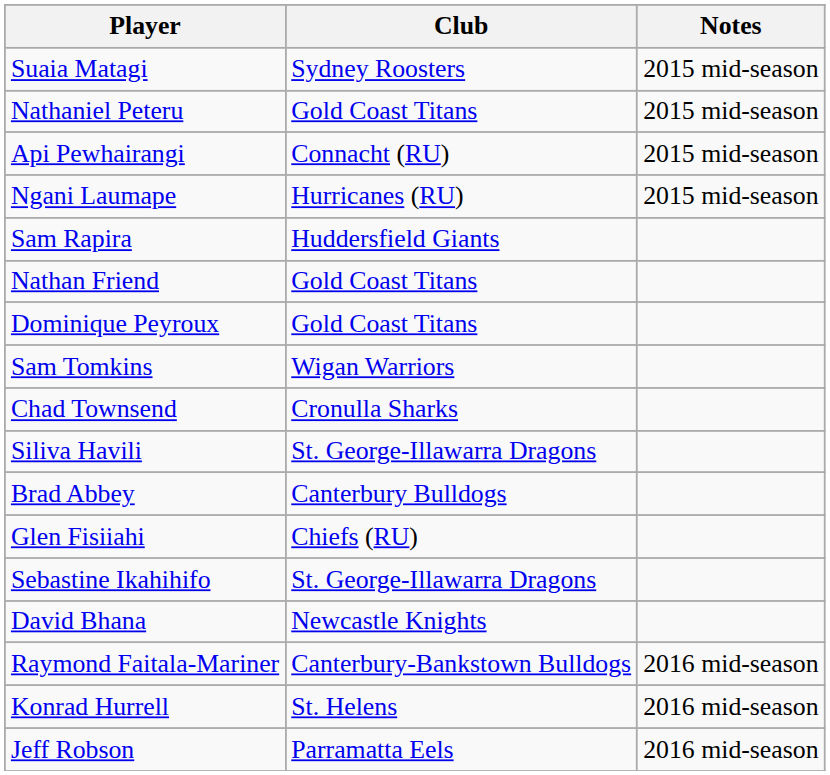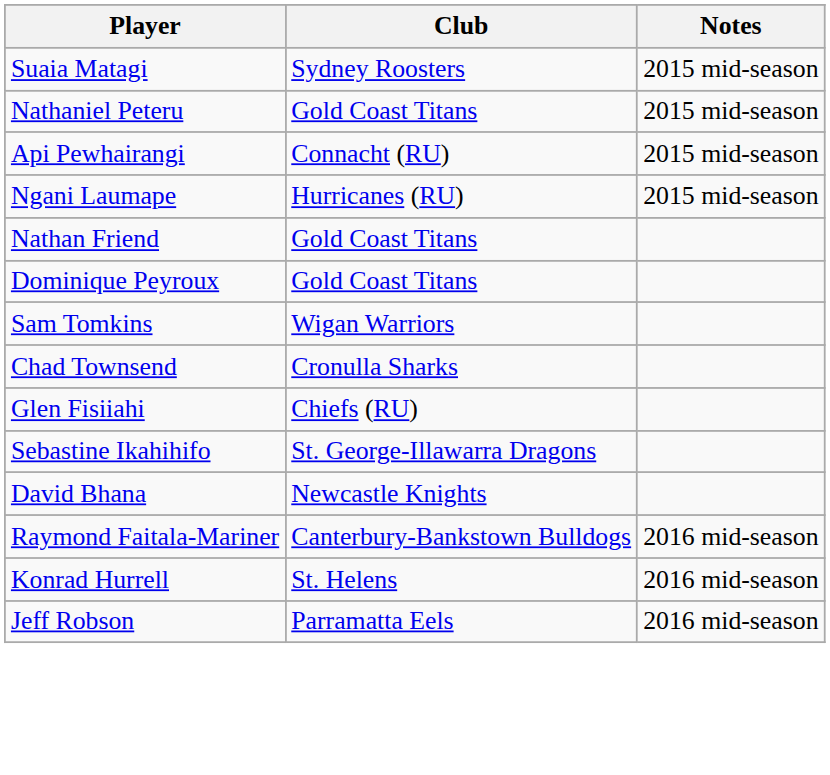- row: (71, 238)
- row: (76, 451)
- row: (73, 493)
